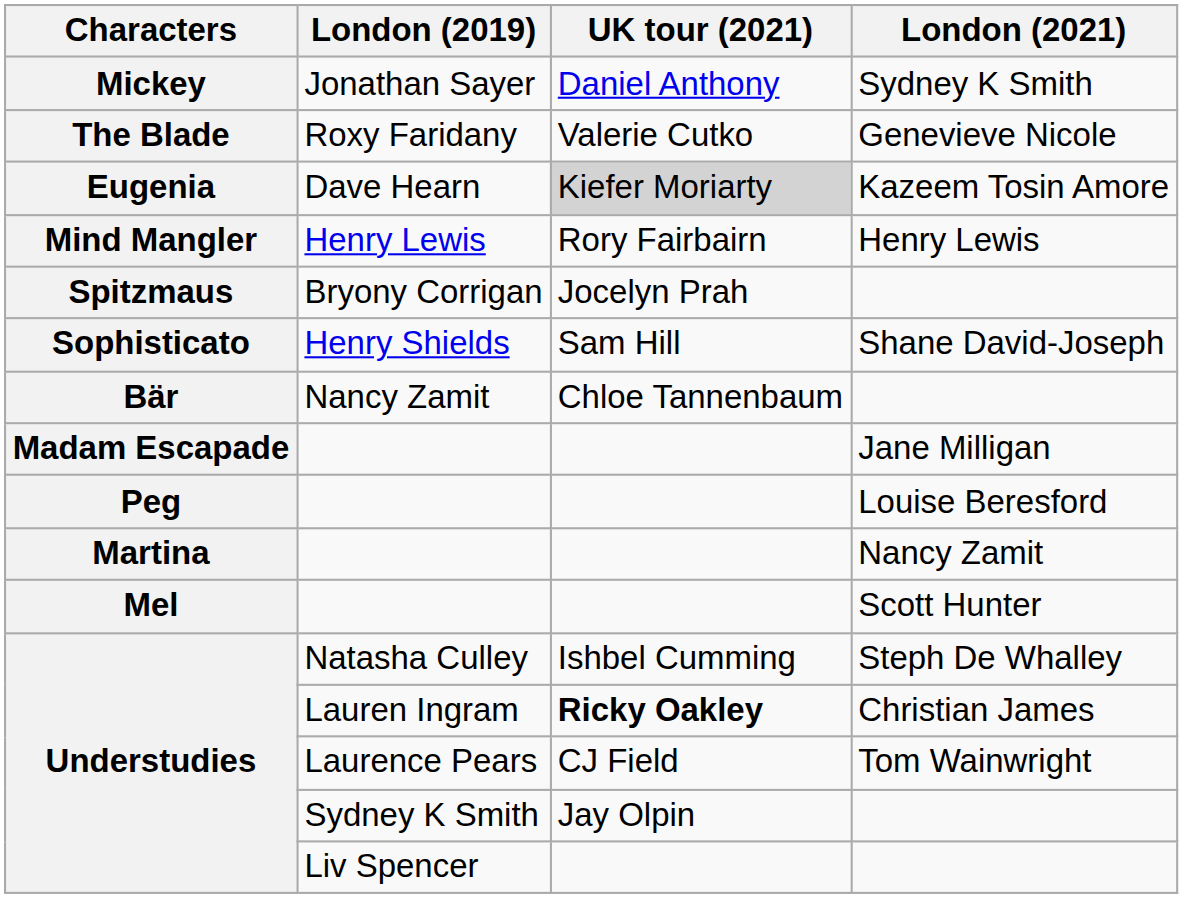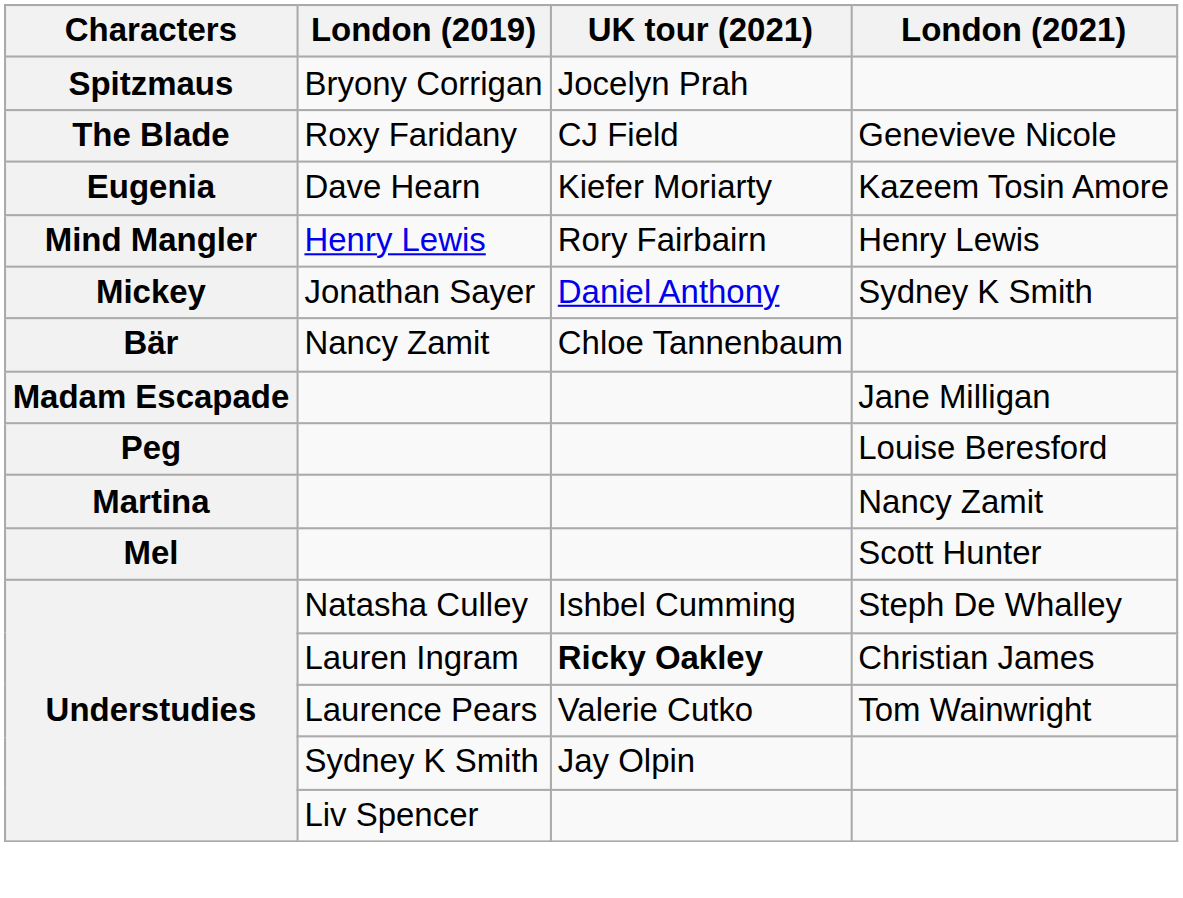rows swapped: (424, 291) <-> (420, 82)
(655, 135) Valerie Cutko -> (618, 135) CJ Field
(665, 187) lightgrey background -> (665, 187) no background
- row: (407, 344)
(618, 762) CJ Field -> (655, 710) Valerie Cutko
